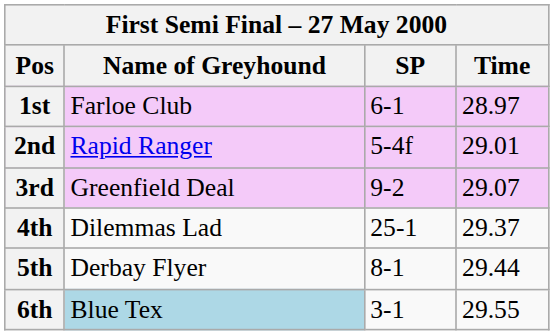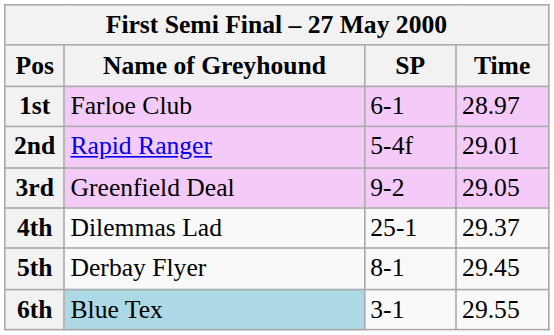(491, 187) 29.07 -> (491, 187) 29.05
(491, 268) 29.44 -> (491, 268) 29.45
